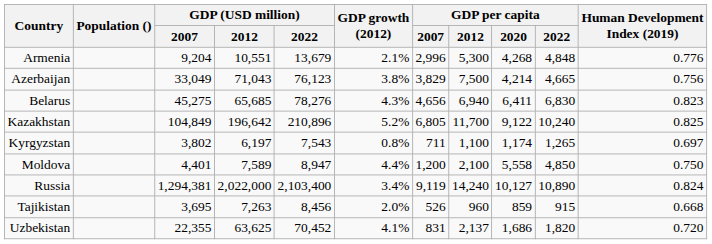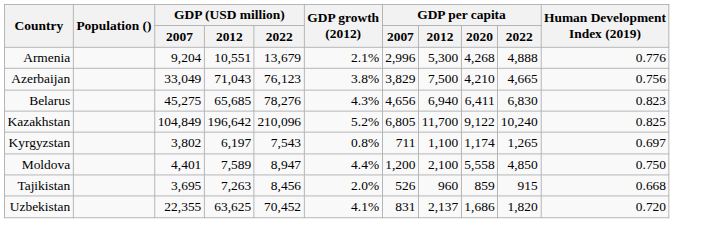(560, 57) 4,848 -> (523, 57) 4,888
(517, 79) 4,214 -> (479, 79) 4,210
(309, 121) 210,896 -> (279, 121) 210,096
- row: (52, 185)
